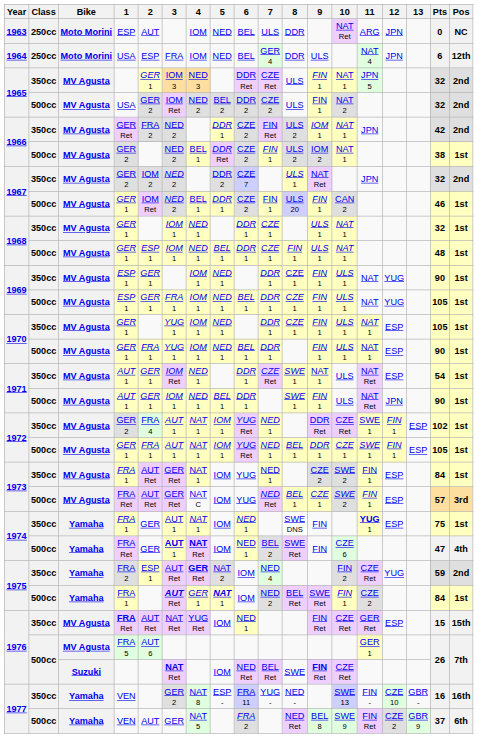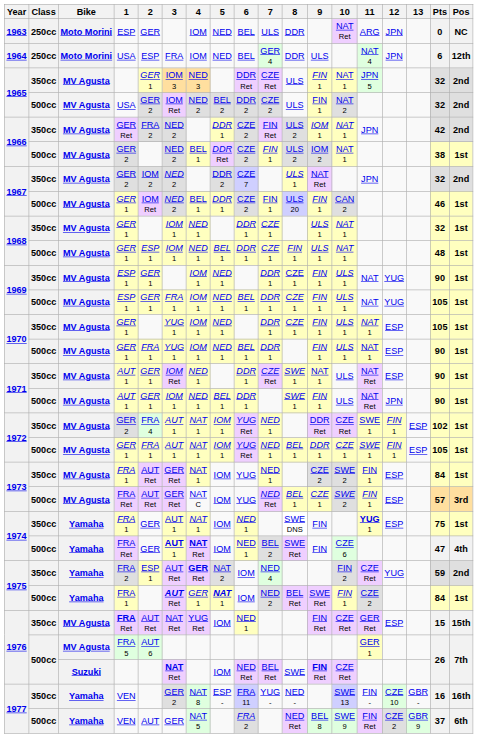(150, 31) AUT -> (150, 31) GER
(440, 376) 54 -> (440, 376) 90
